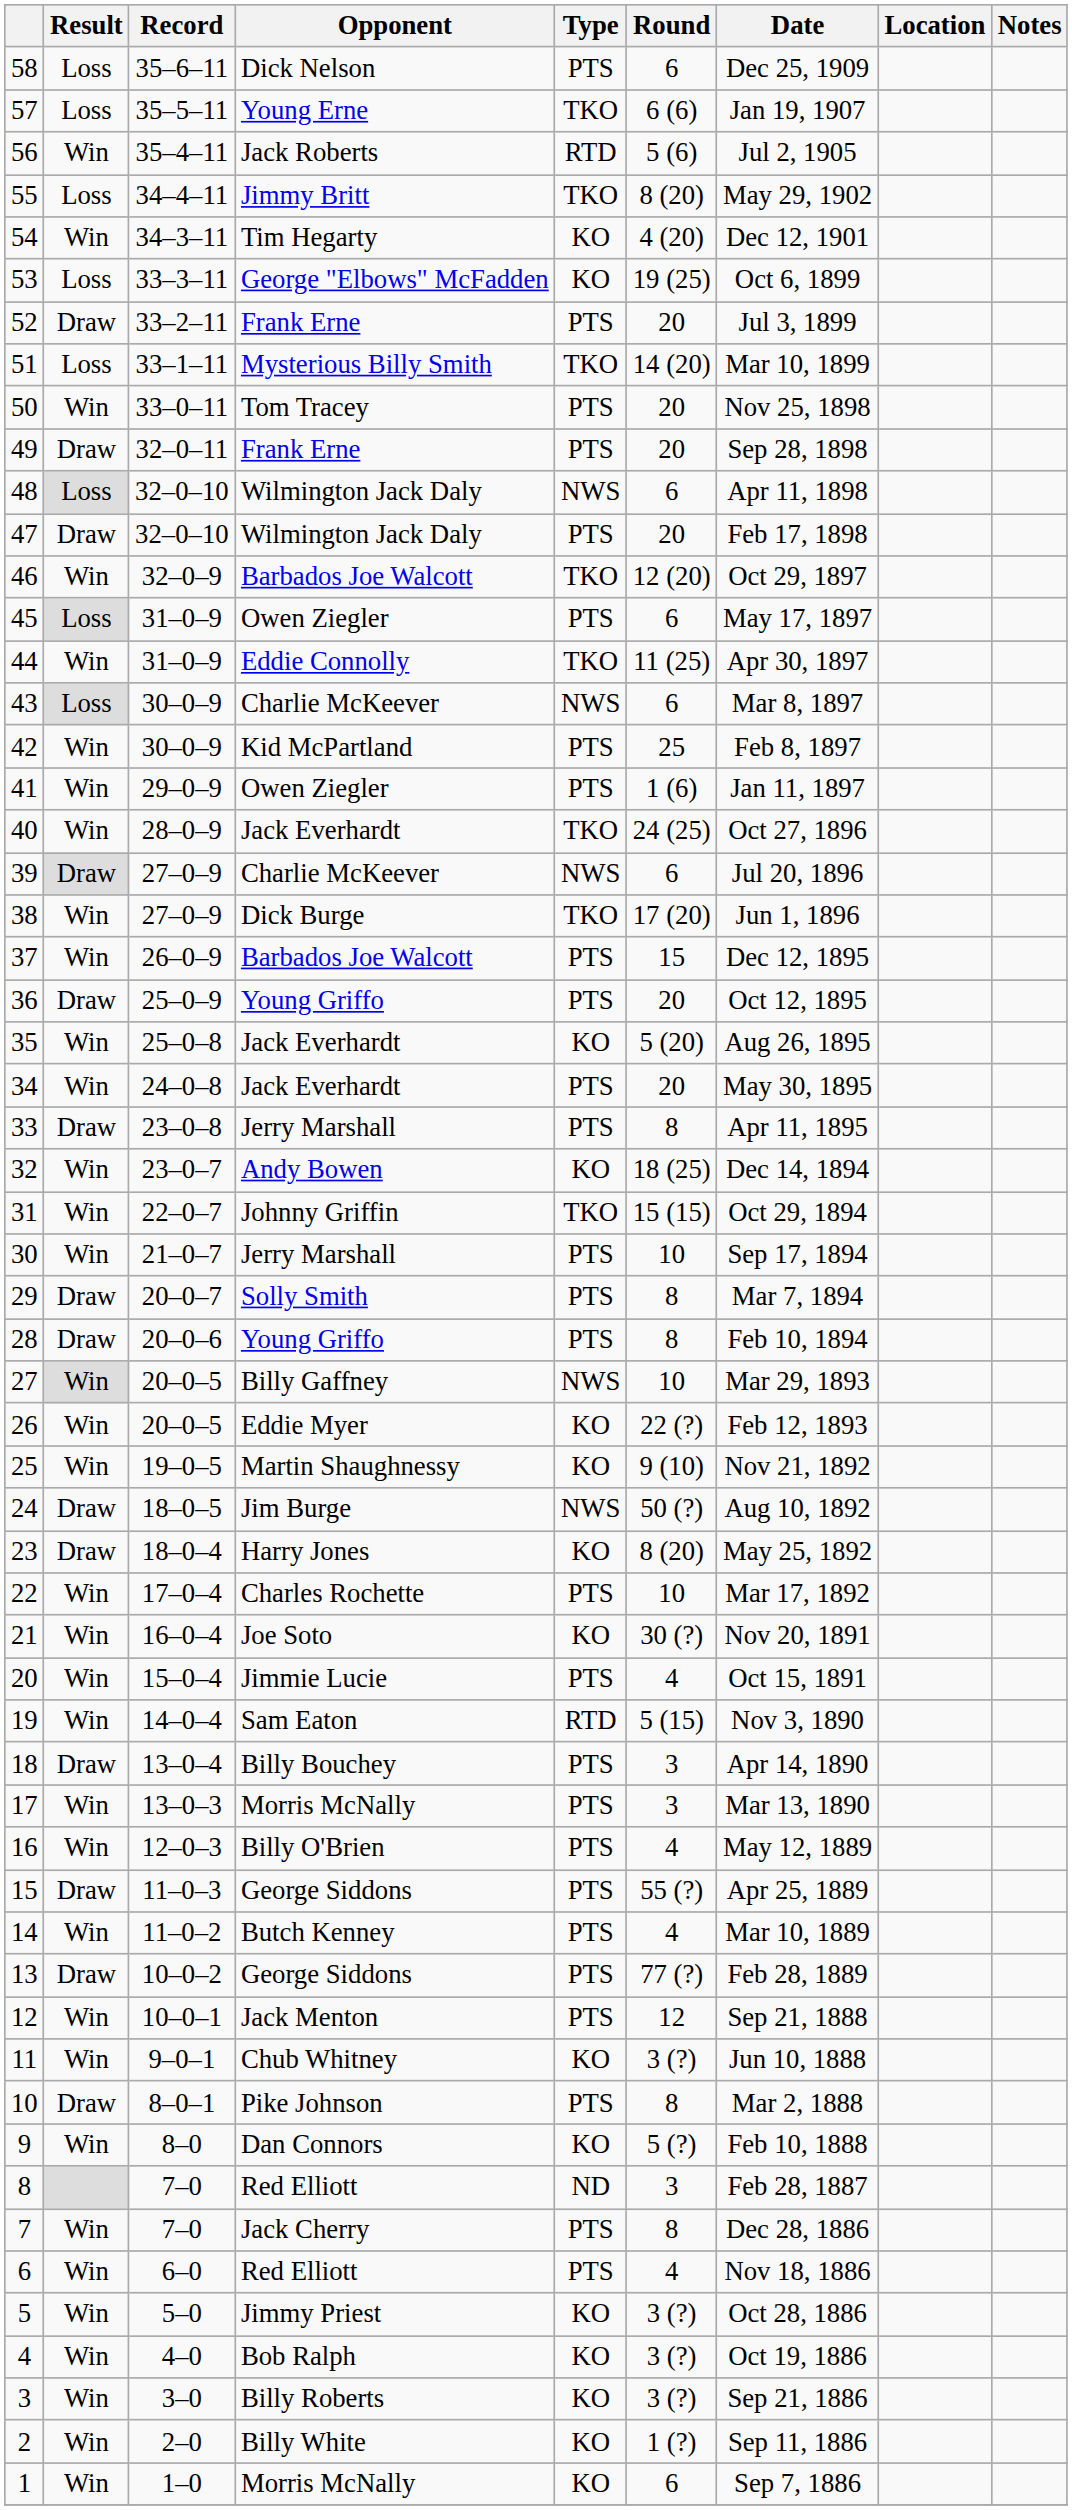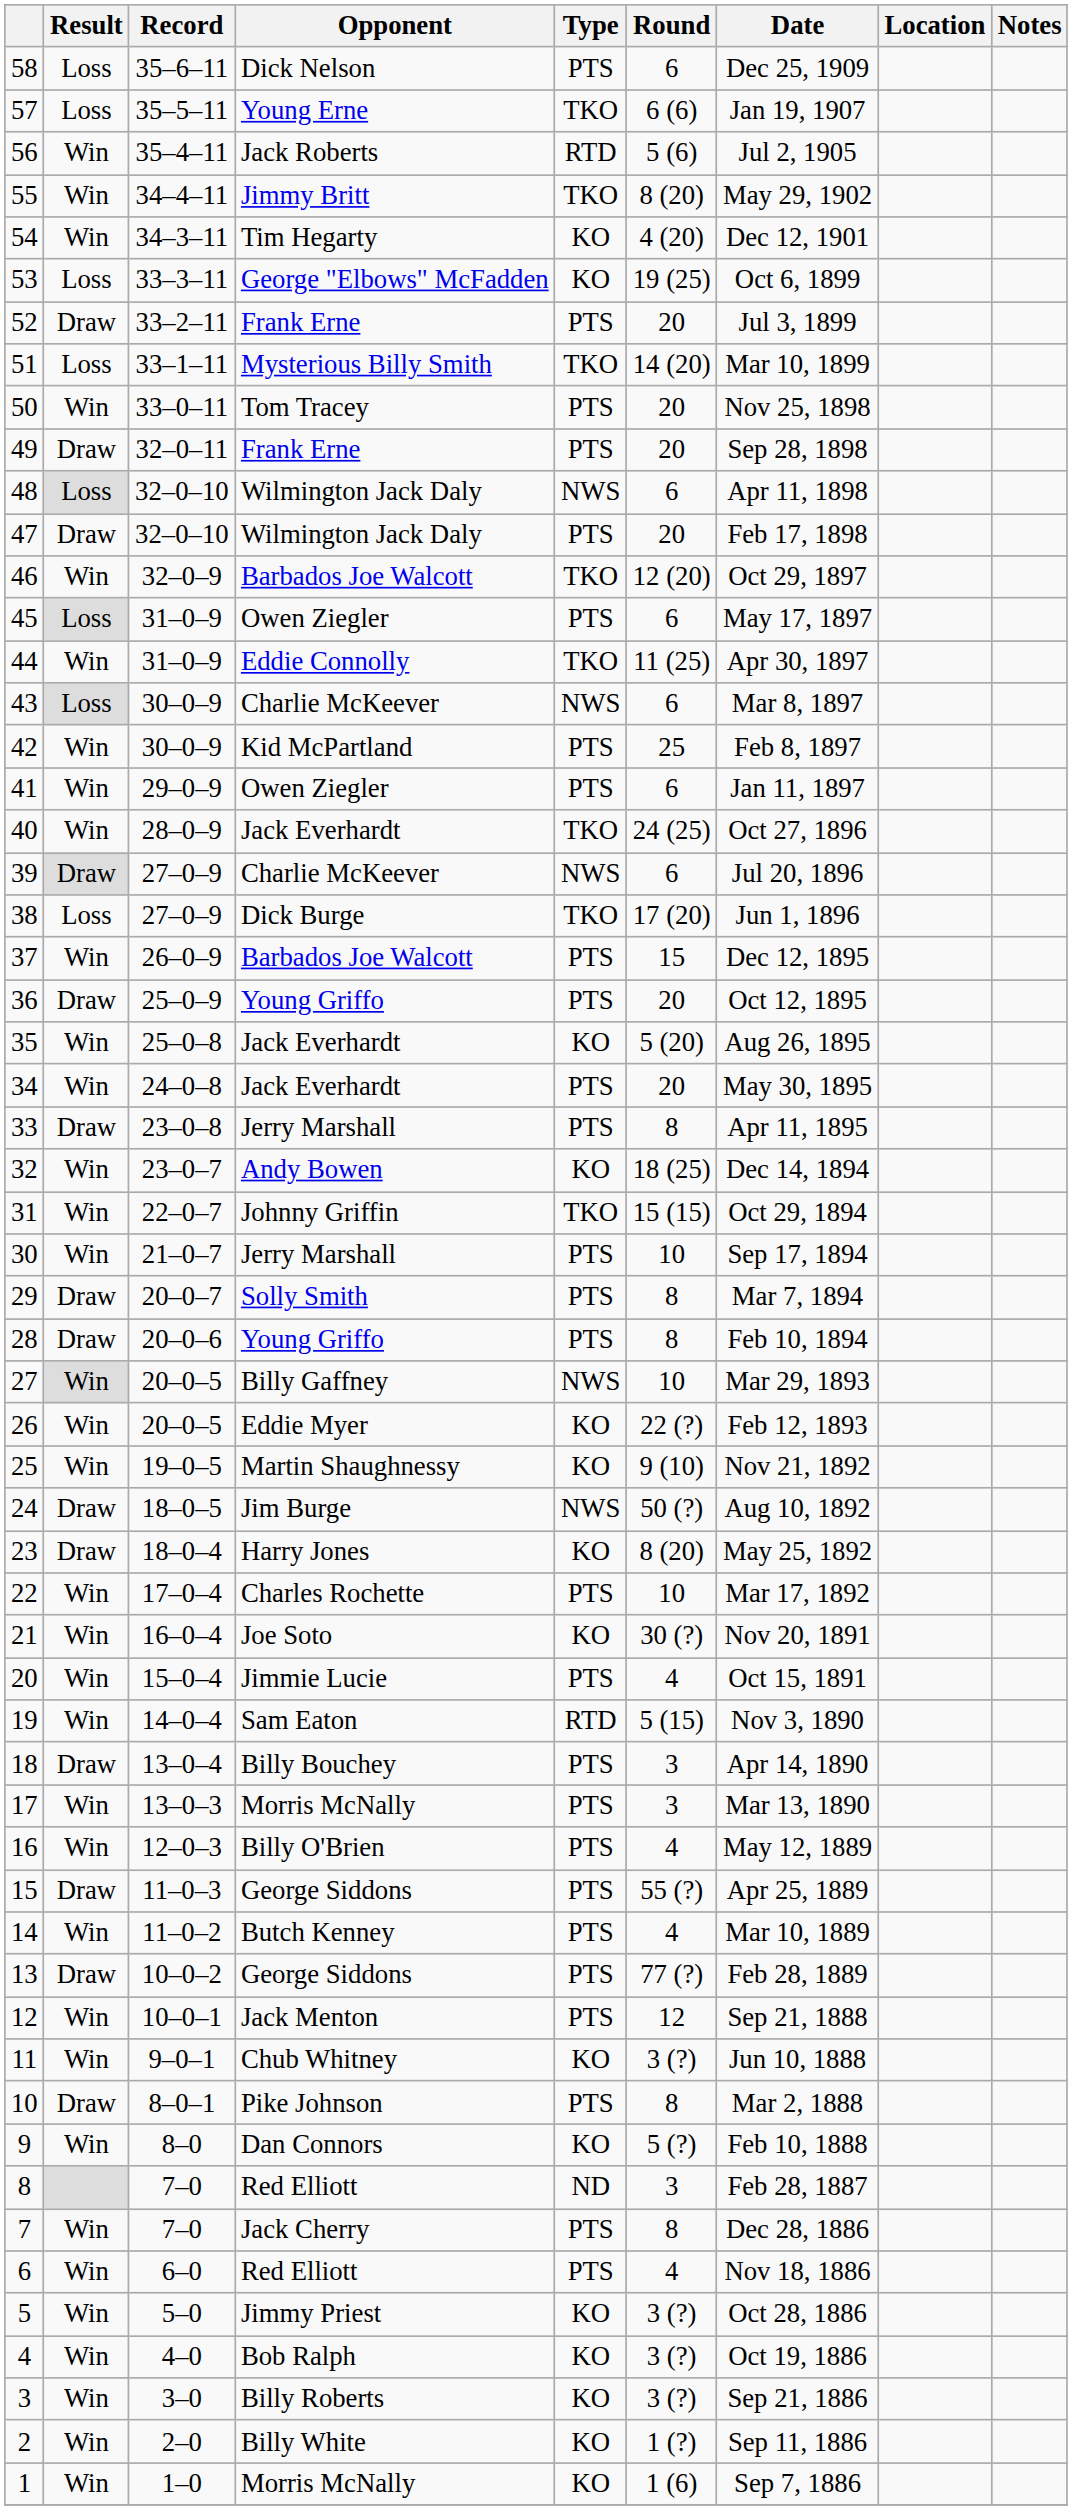(86, 195) Loss -> (86, 195) Win
(672, 788) 1 (6) -> (672, 788) 6
(86, 915) Win -> (86, 915) Loss
(672, 2483) 6 -> (672, 2483) 1 (6)
